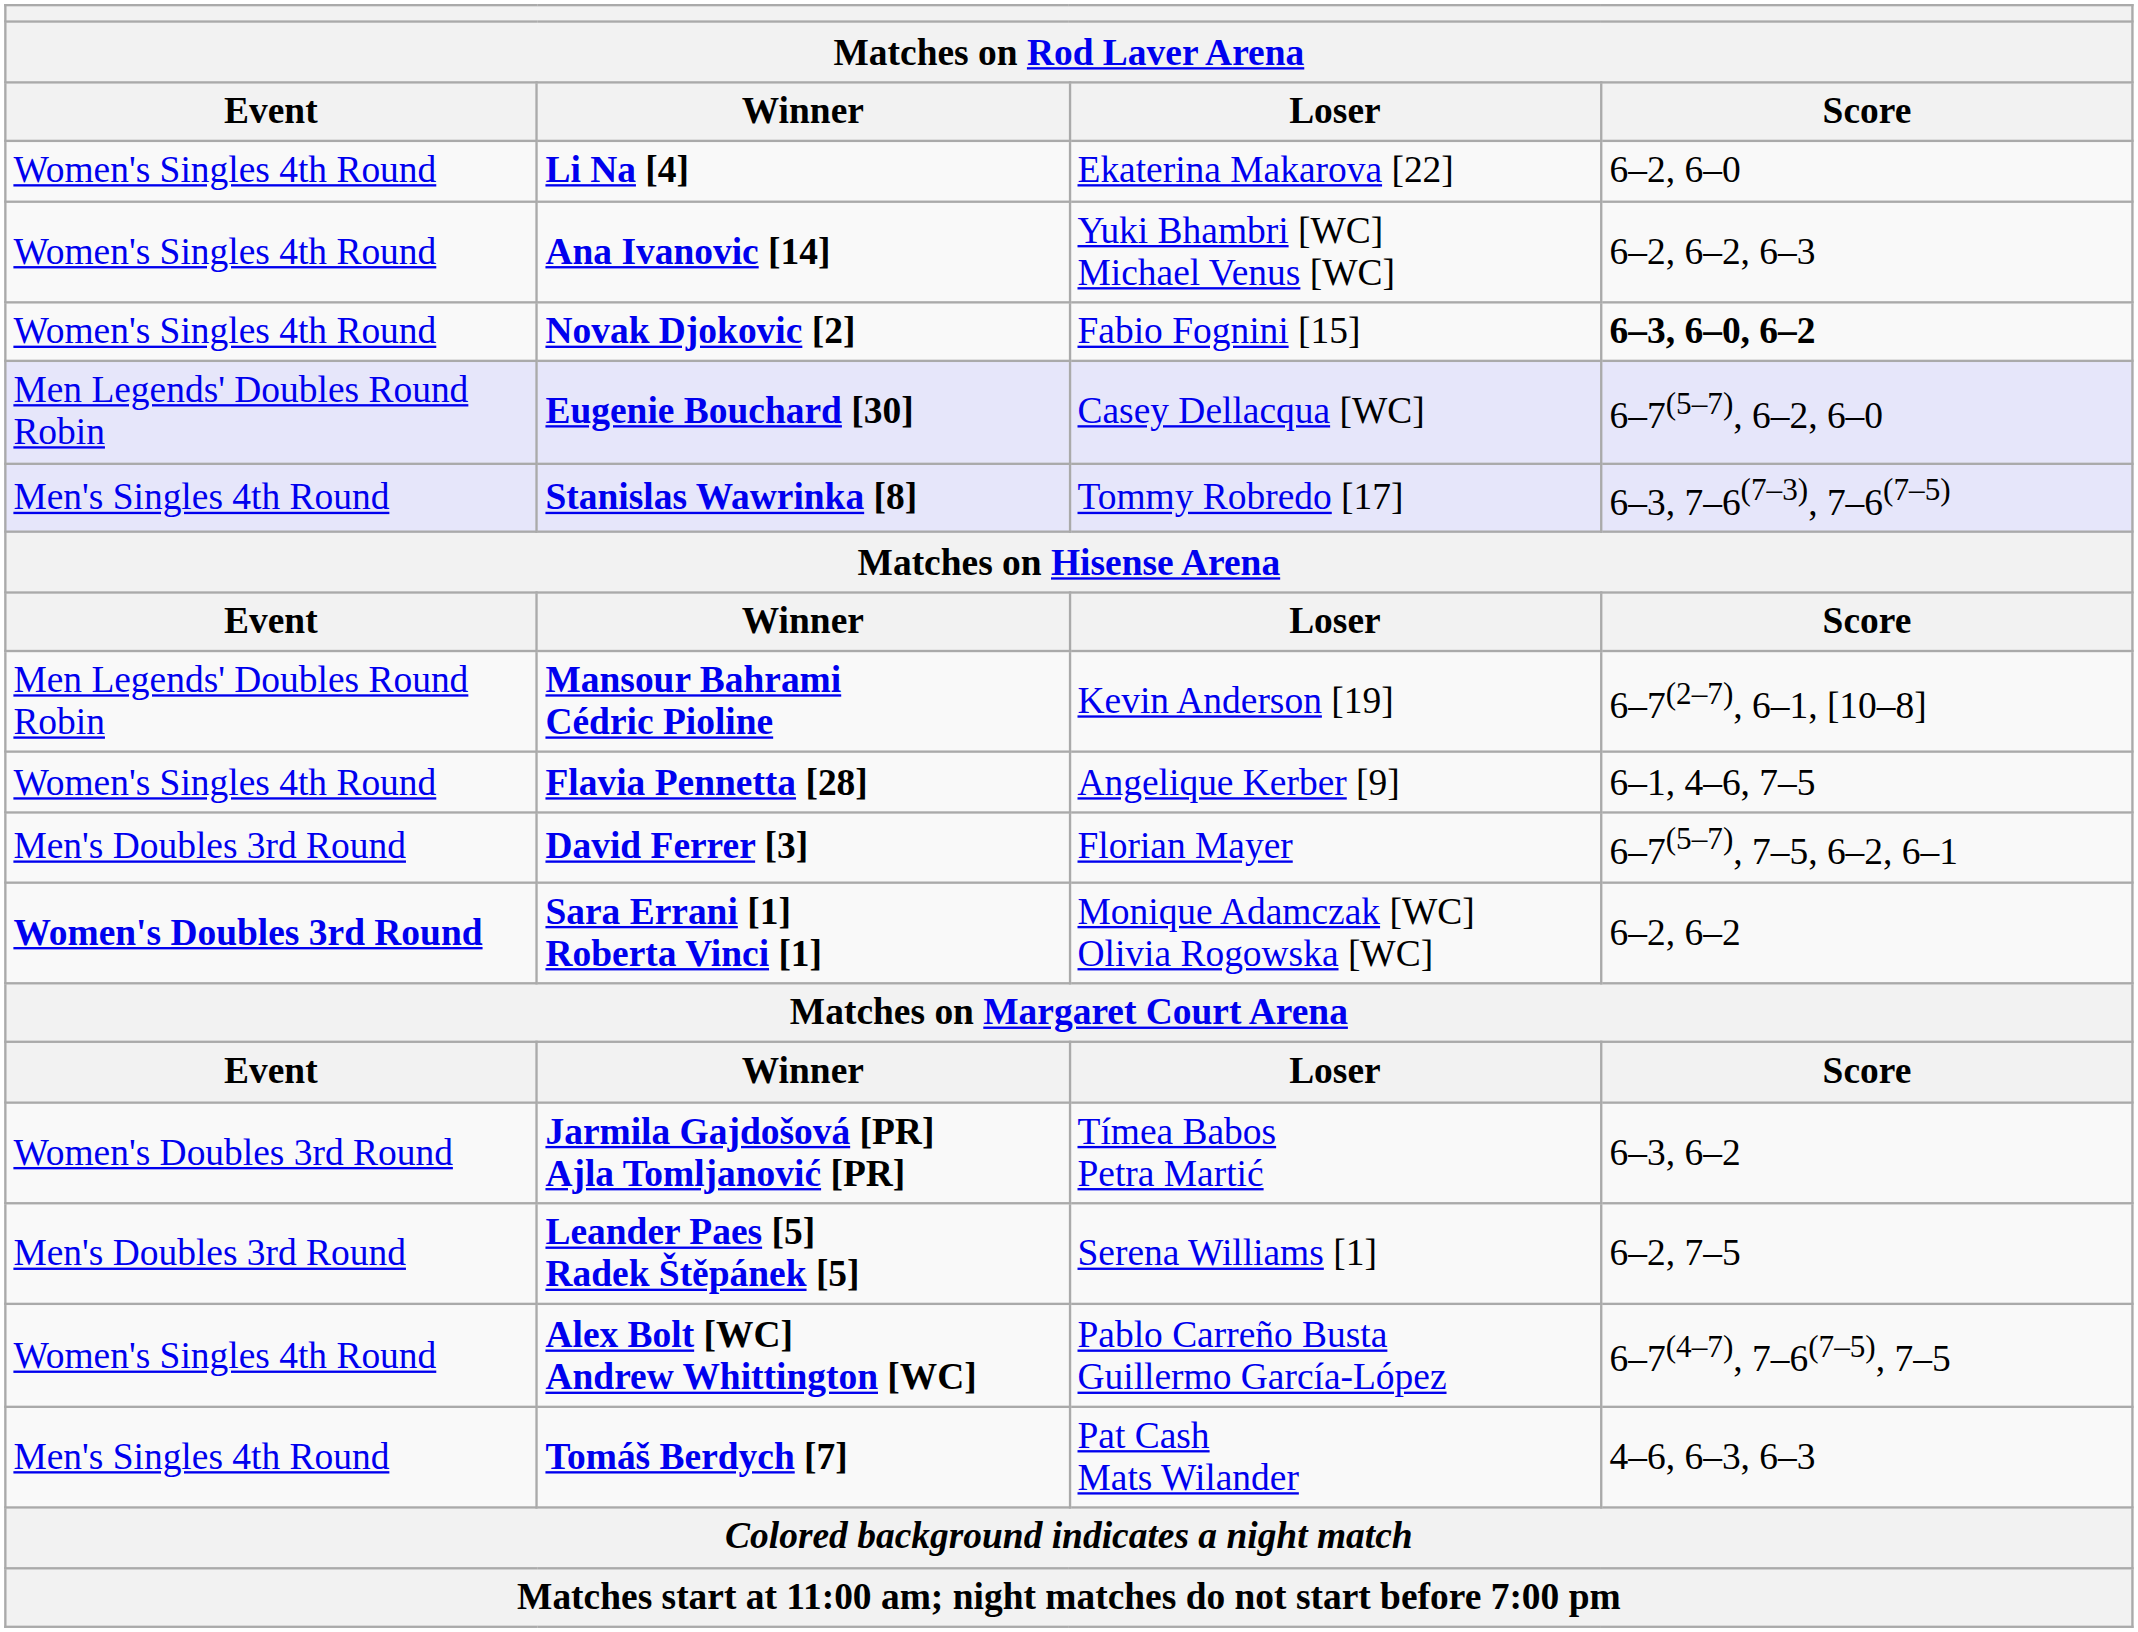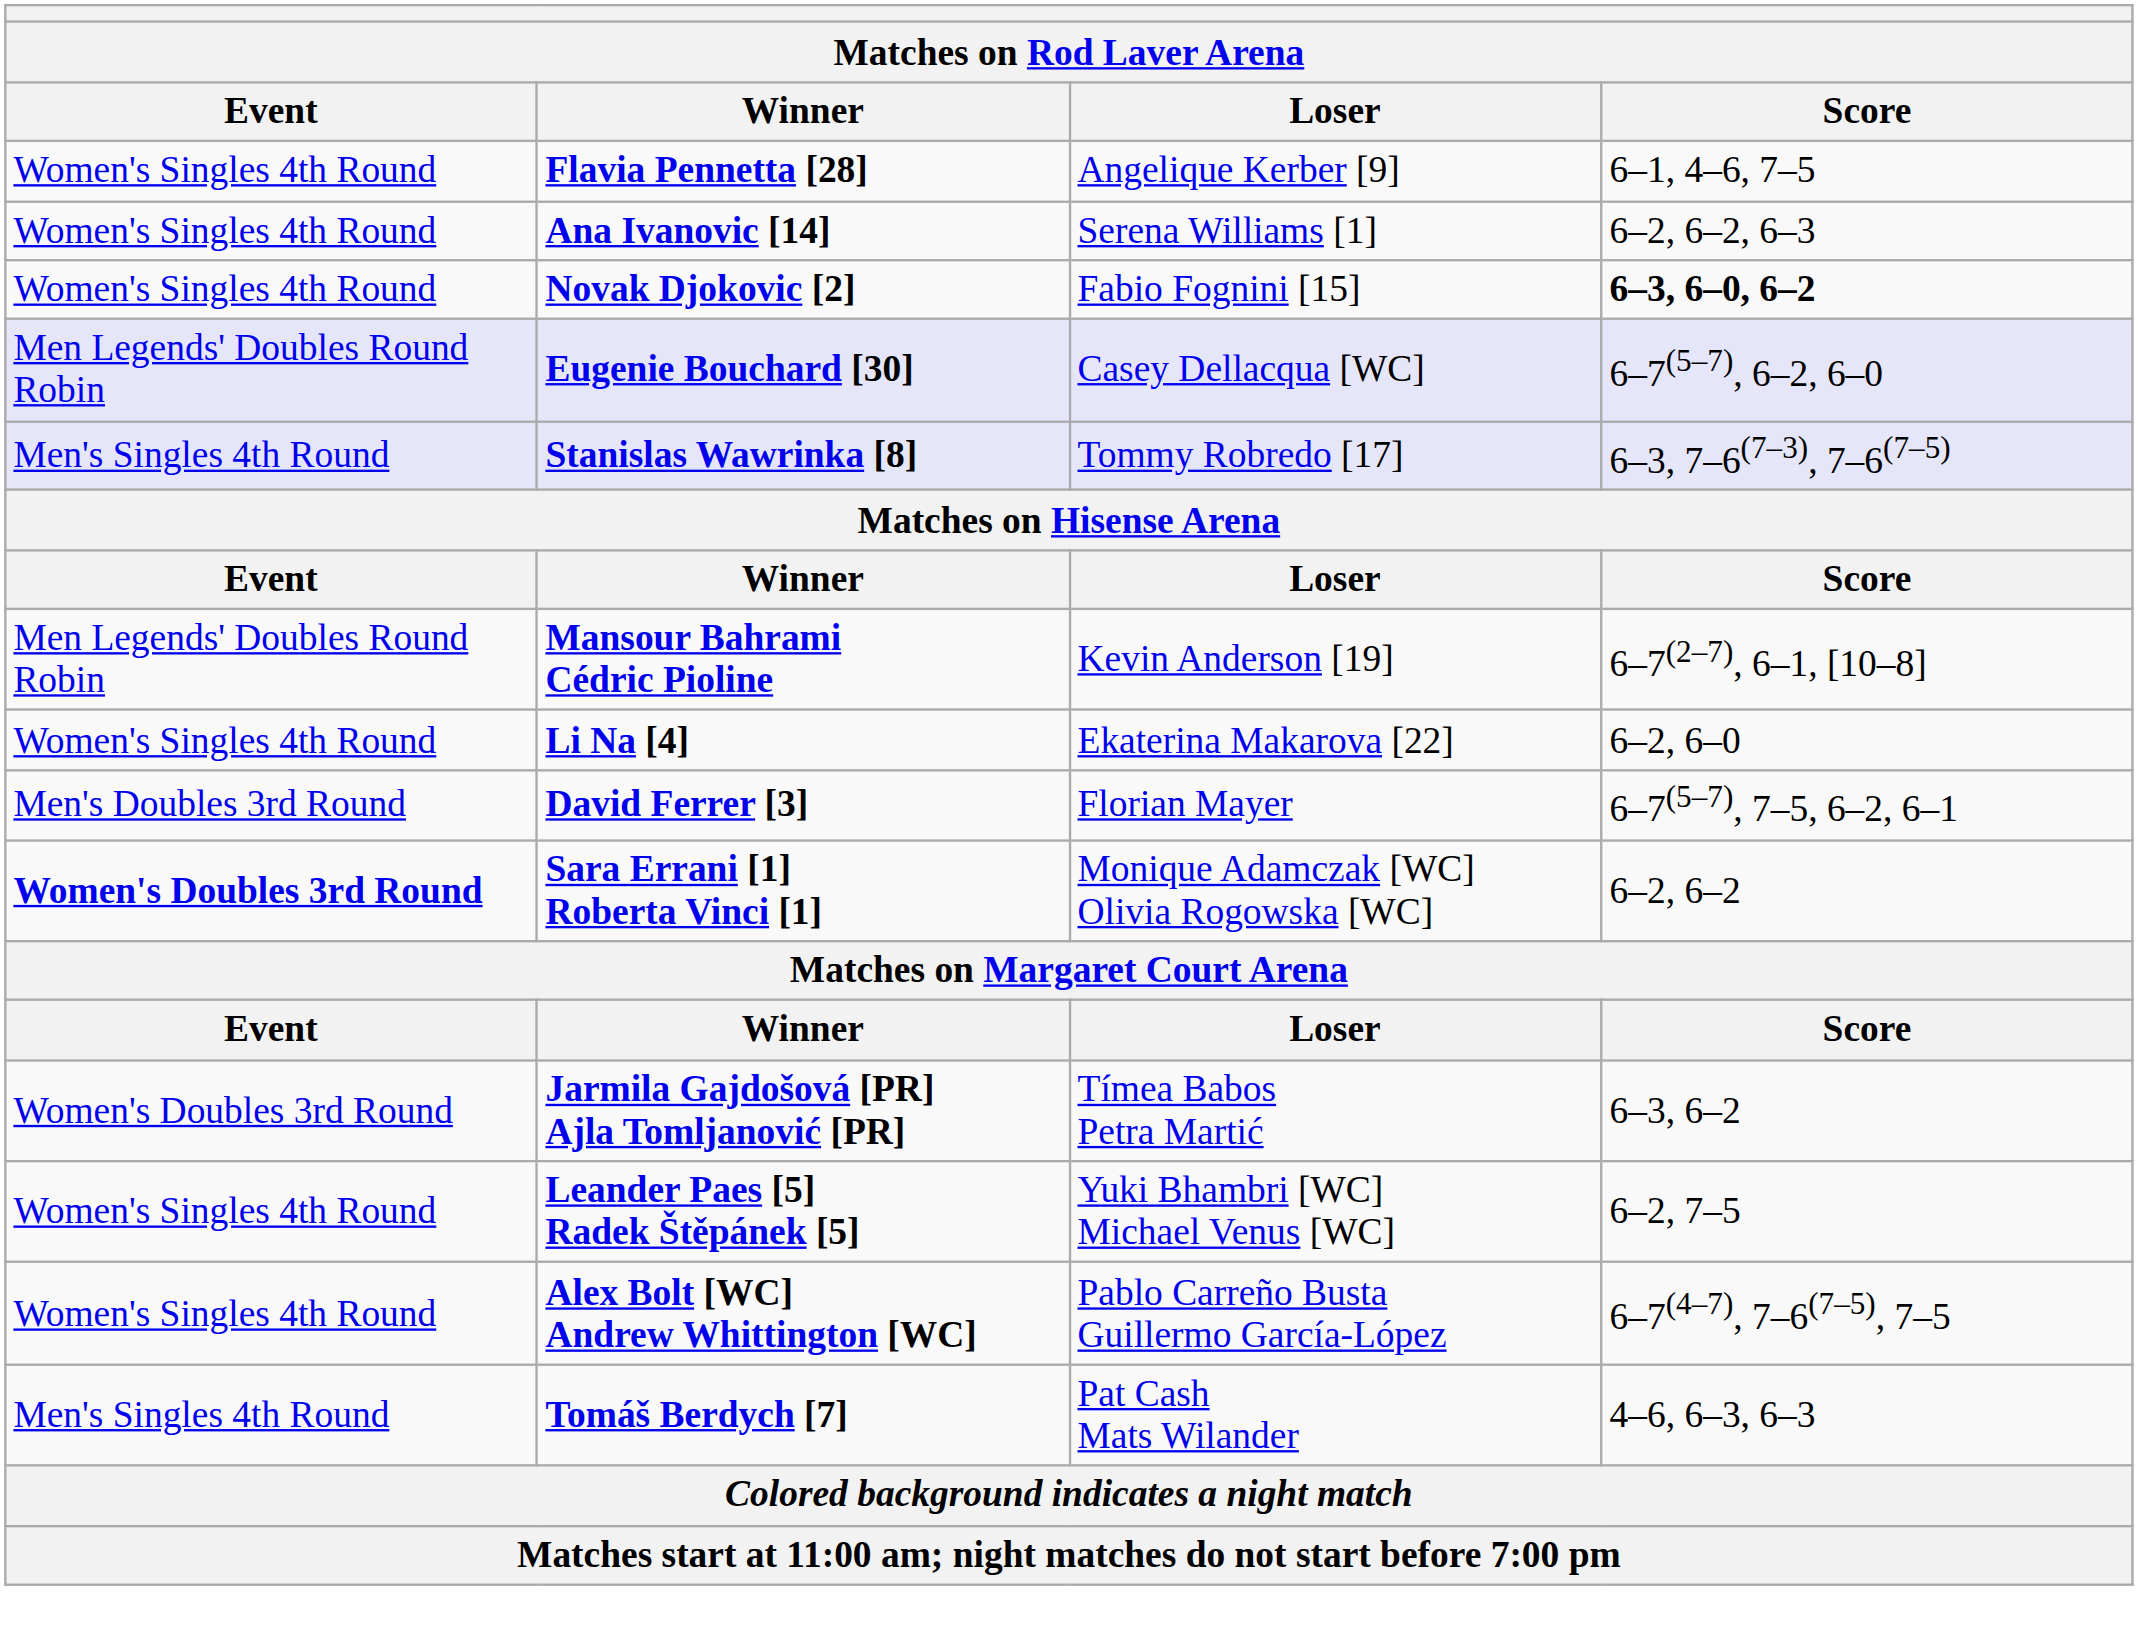rows swapped: (707, 781) <-> (617, 170)
(1236, 250) Yuki Bhambri [WC] Michael Venus [WC] -> (1227, 229) Serena Williams [1]
(210, 1253) Men's Doubles 3rd Round -> (225, 1211) Women's Singles 4th Round
(1227, 1253) Serena Williams [1] -> (1236, 1211) Yuki Bhambri [WC] Michael Venus [WC]
